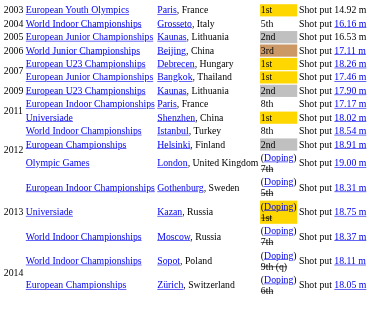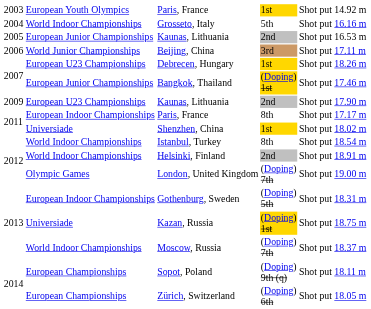(267, 77) 1st -> (279, 83) (Doping) 1st
(76, 144) European Championships -> (84, 155) World Indoor Championships
(84, 261) World Indoor Championships -> (76, 272) European Championships
